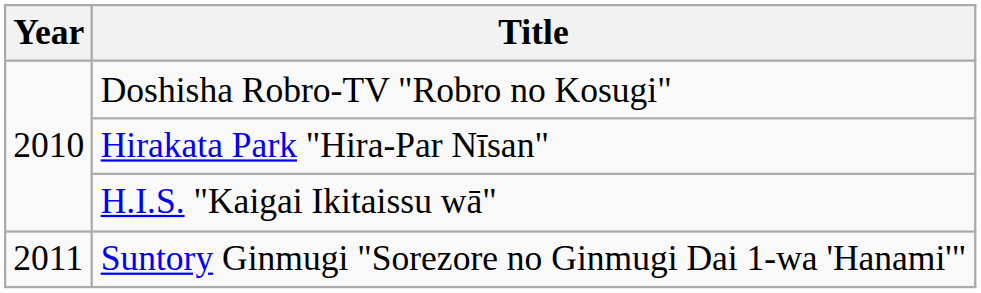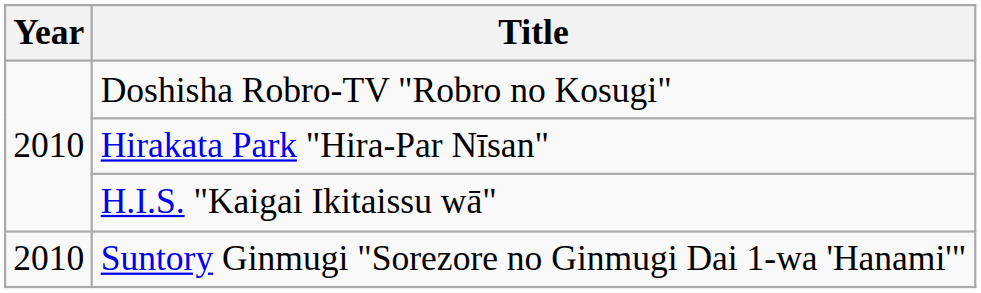(48, 257) 2011 -> (49, 257) 2010
